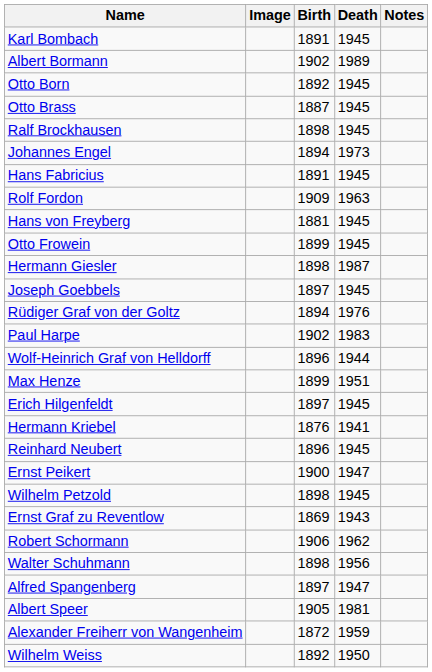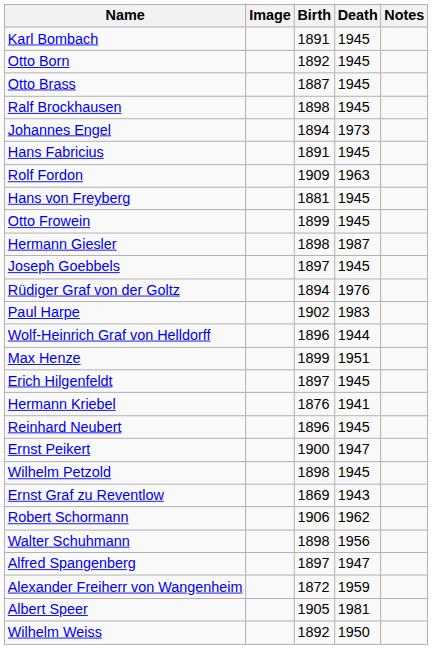- row: (58, 61)
rows swapped: (48, 609) <-> (125, 632)
